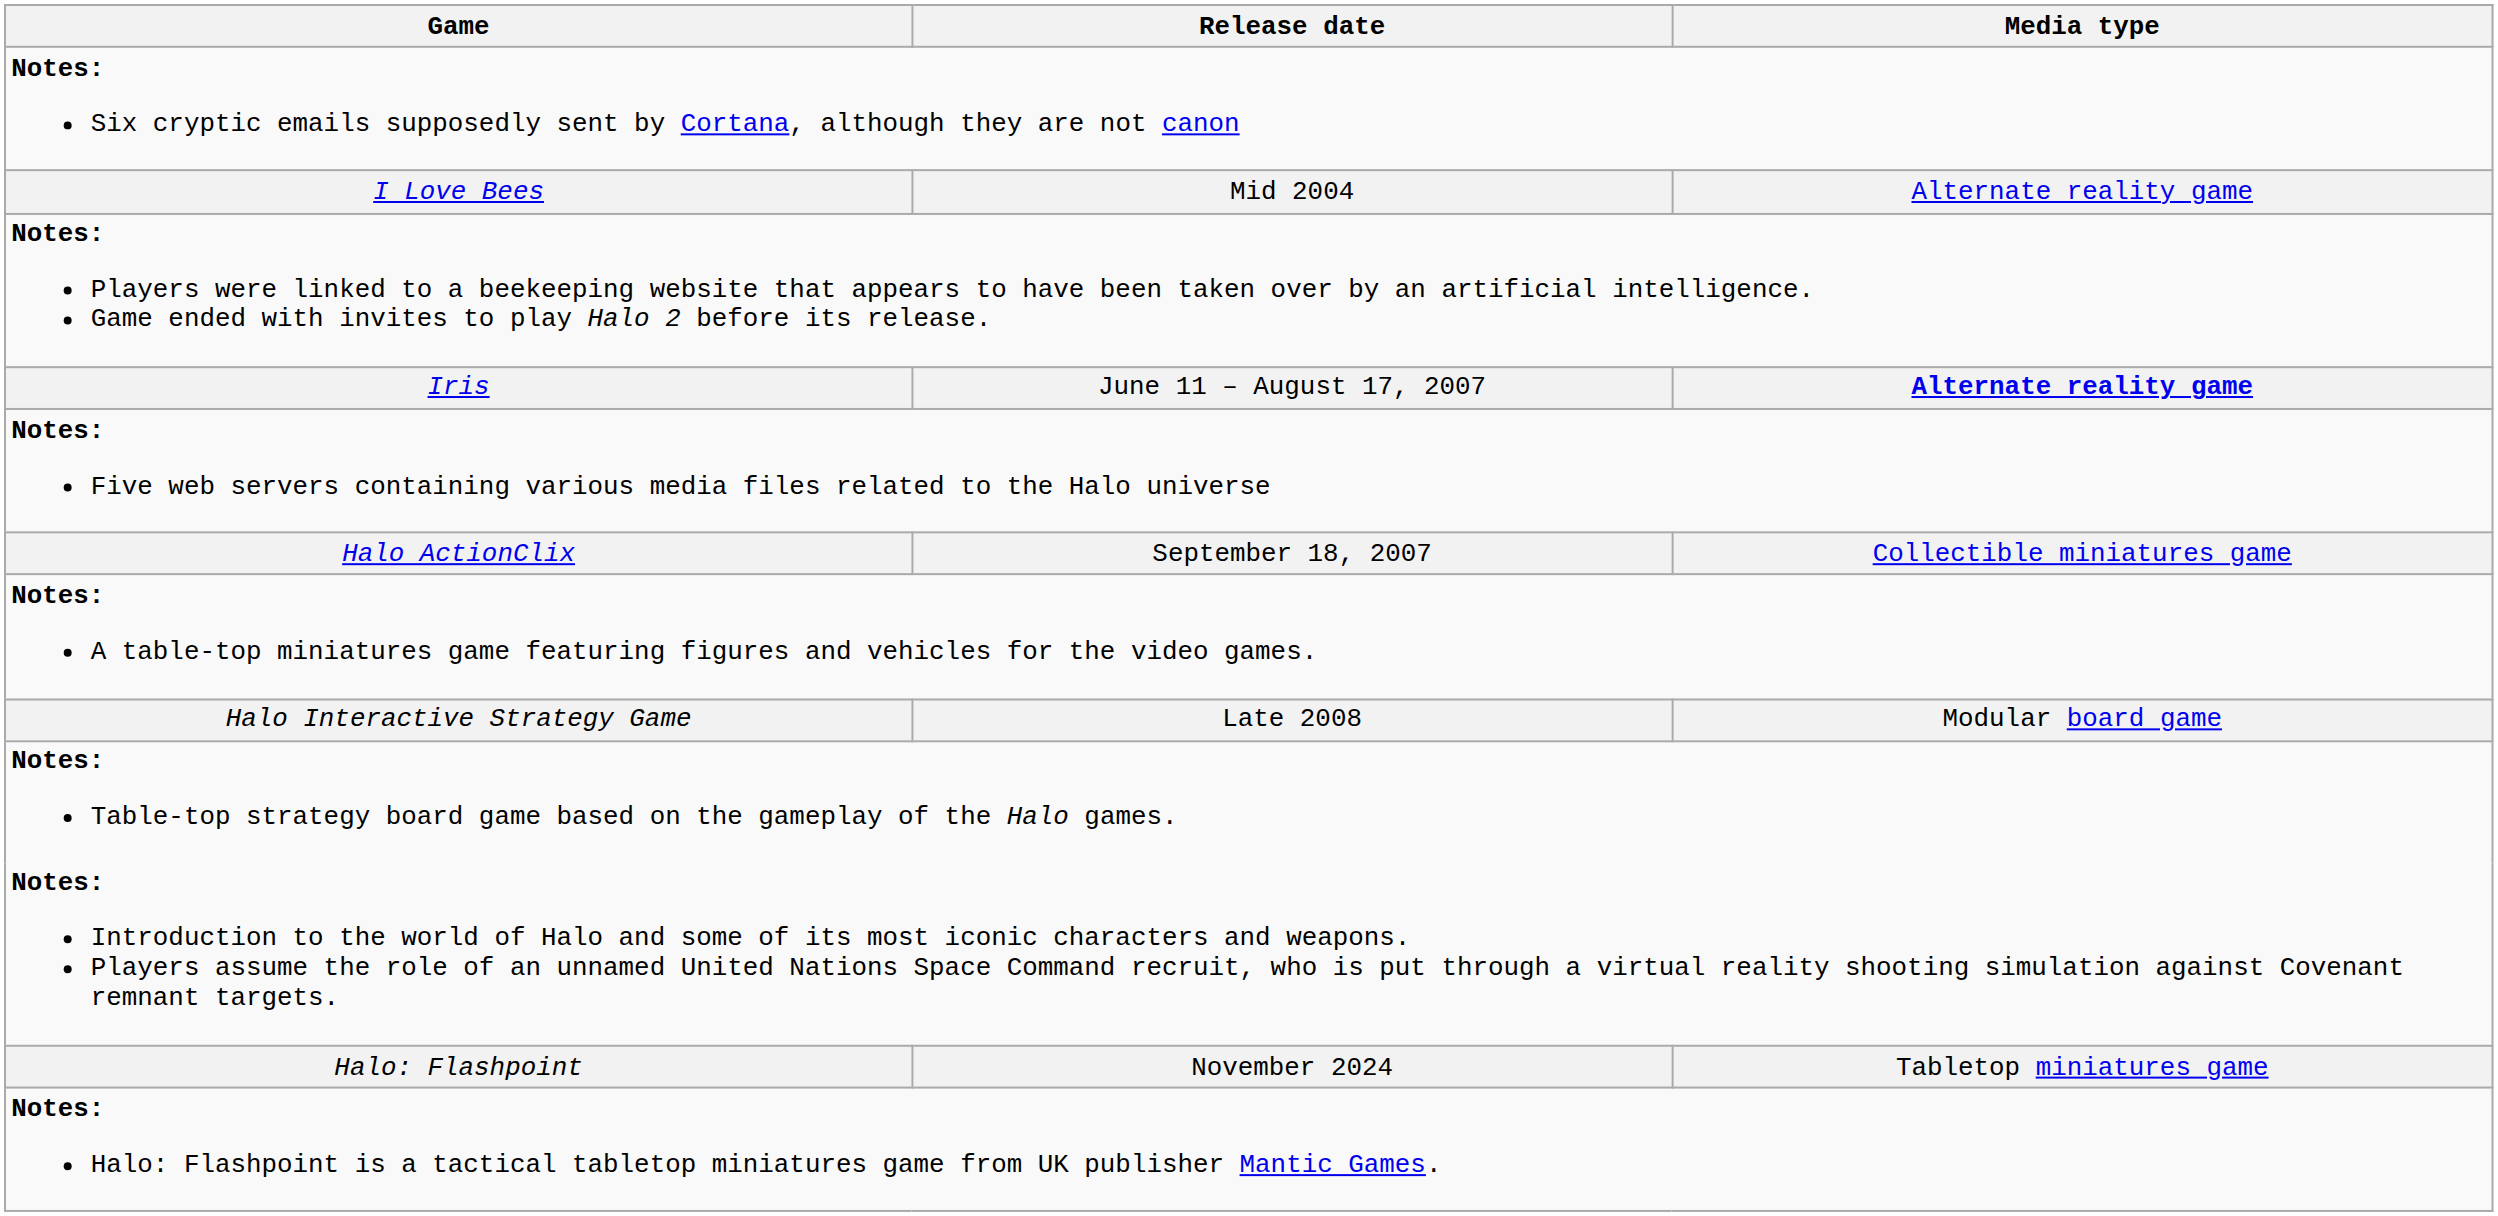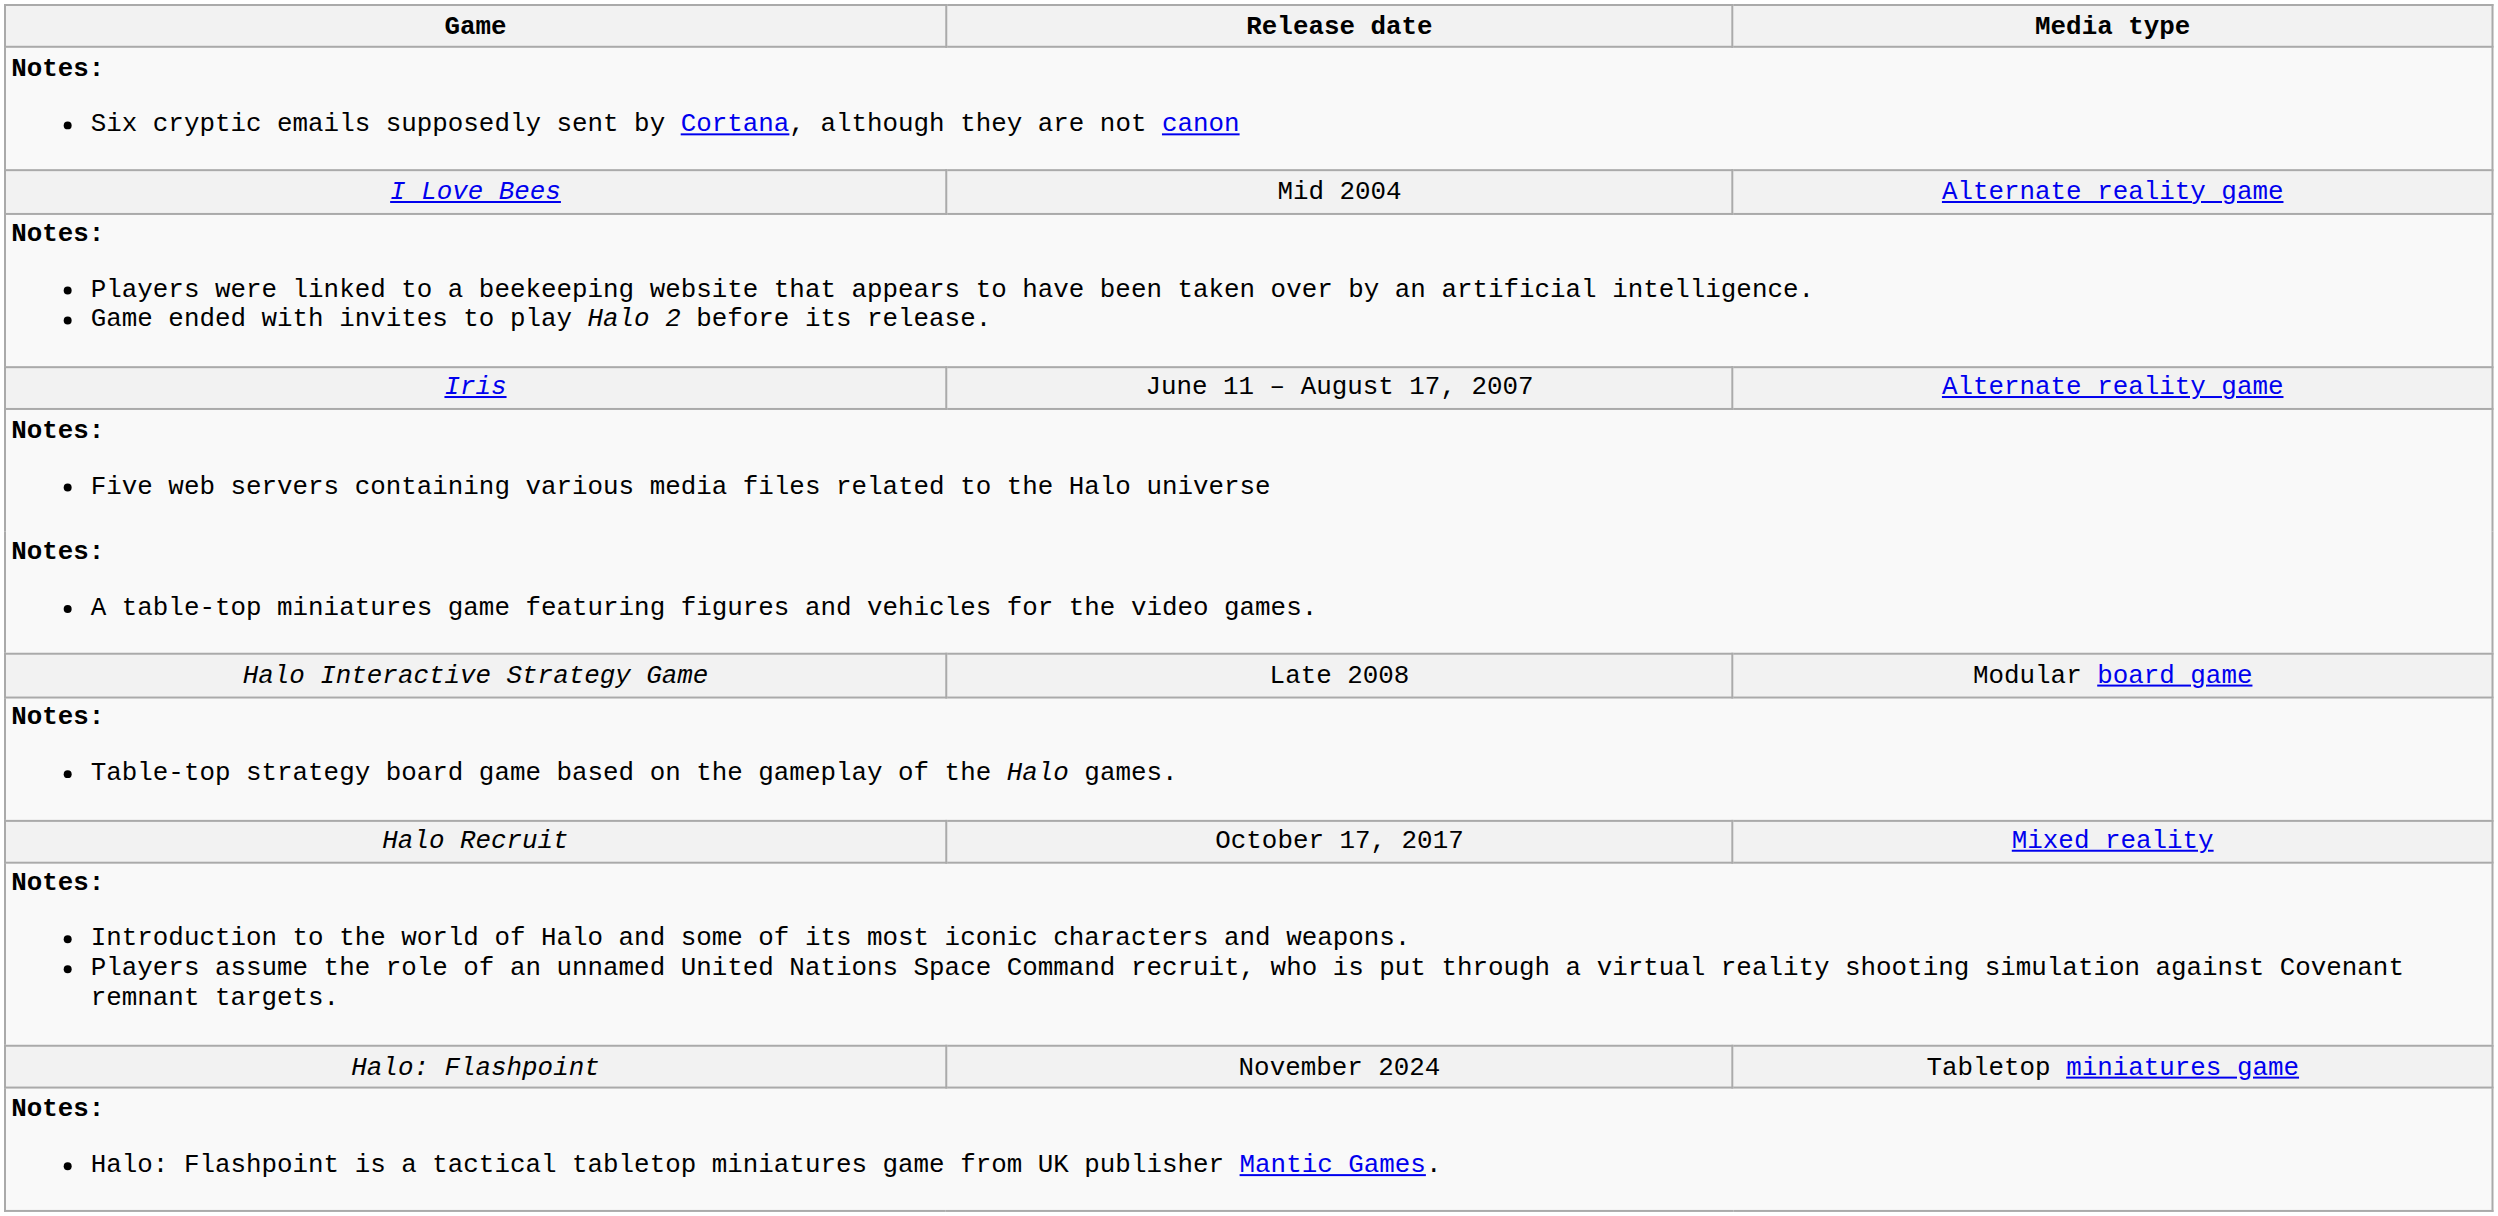(2082, 388) bold -> (2113, 388) normal
- row: (459, 554)
+ row: (476, 841)
